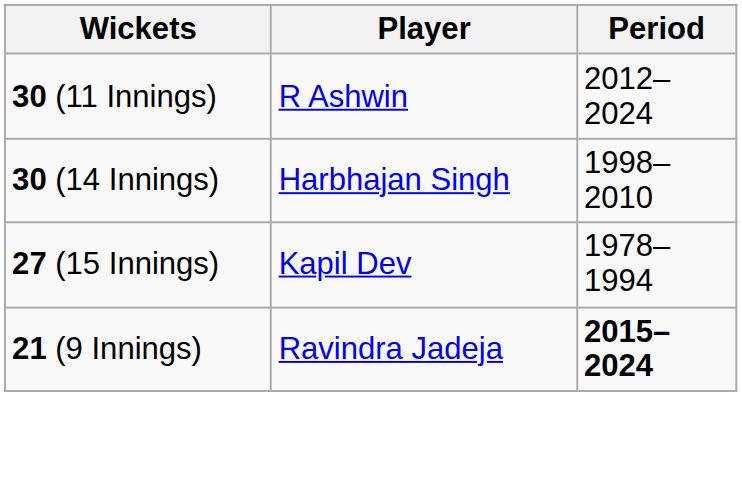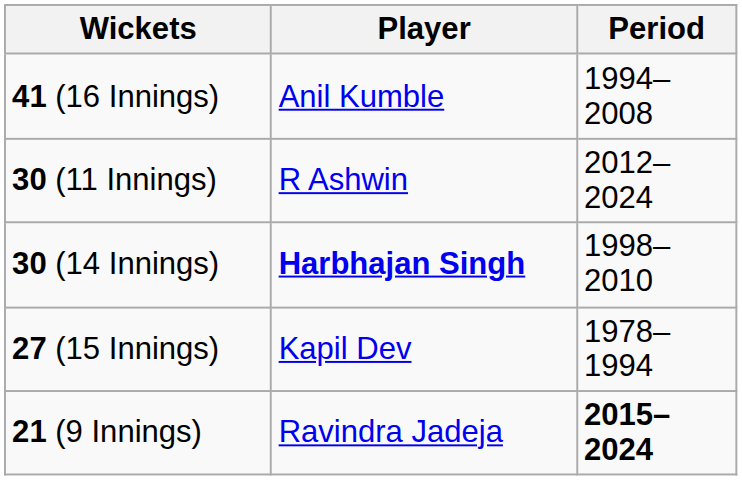+ row: (116, 95)
(394, 179) normal -> (402, 264) bold
